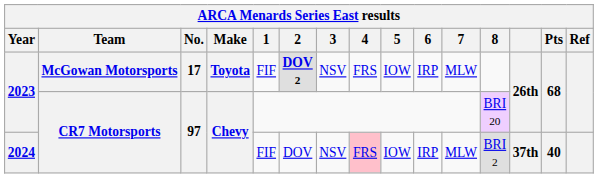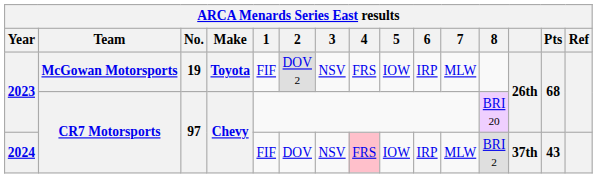(194, 71) 17 -> (194, 71) 19
(298, 71) bold -> (297, 71) normal
(554, 152) 40 -> (553, 152) 43
